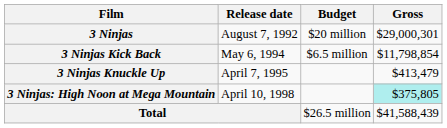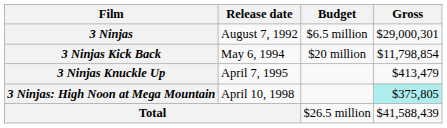(337, 34) $20 million -> (337, 34) $6.5 million
(337, 53) $6.5 million -> (337, 53) $20 million
